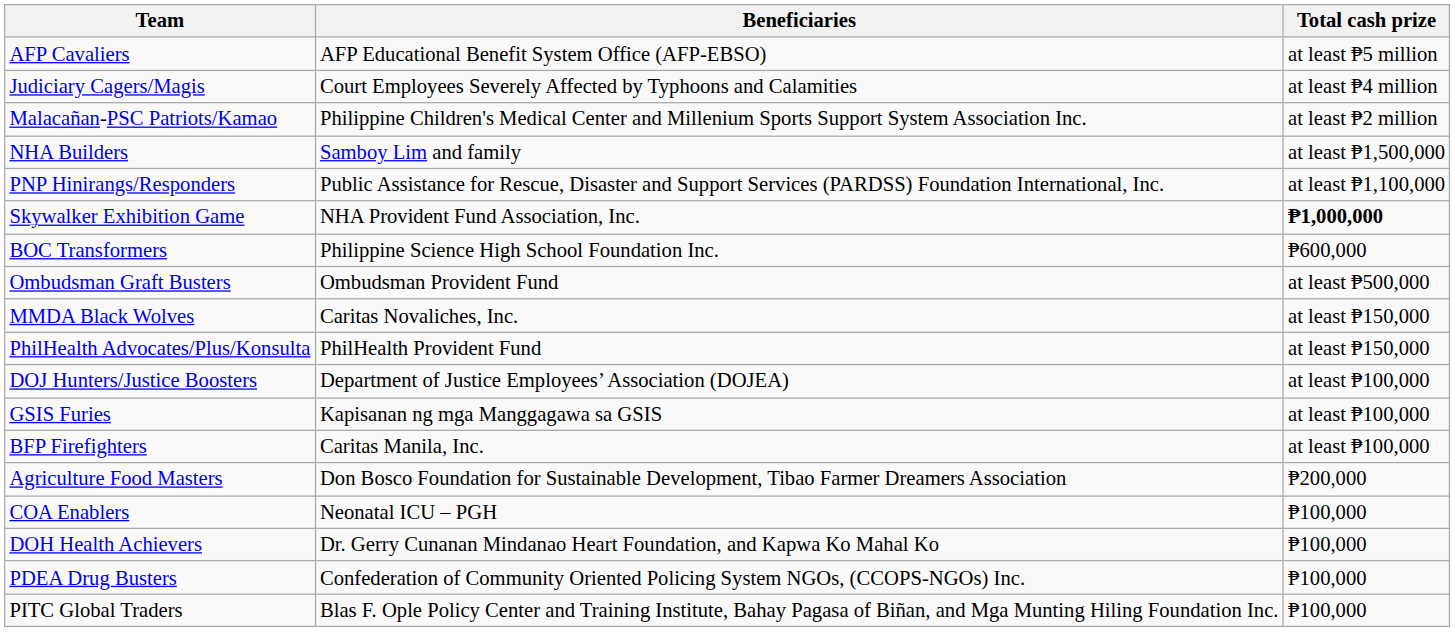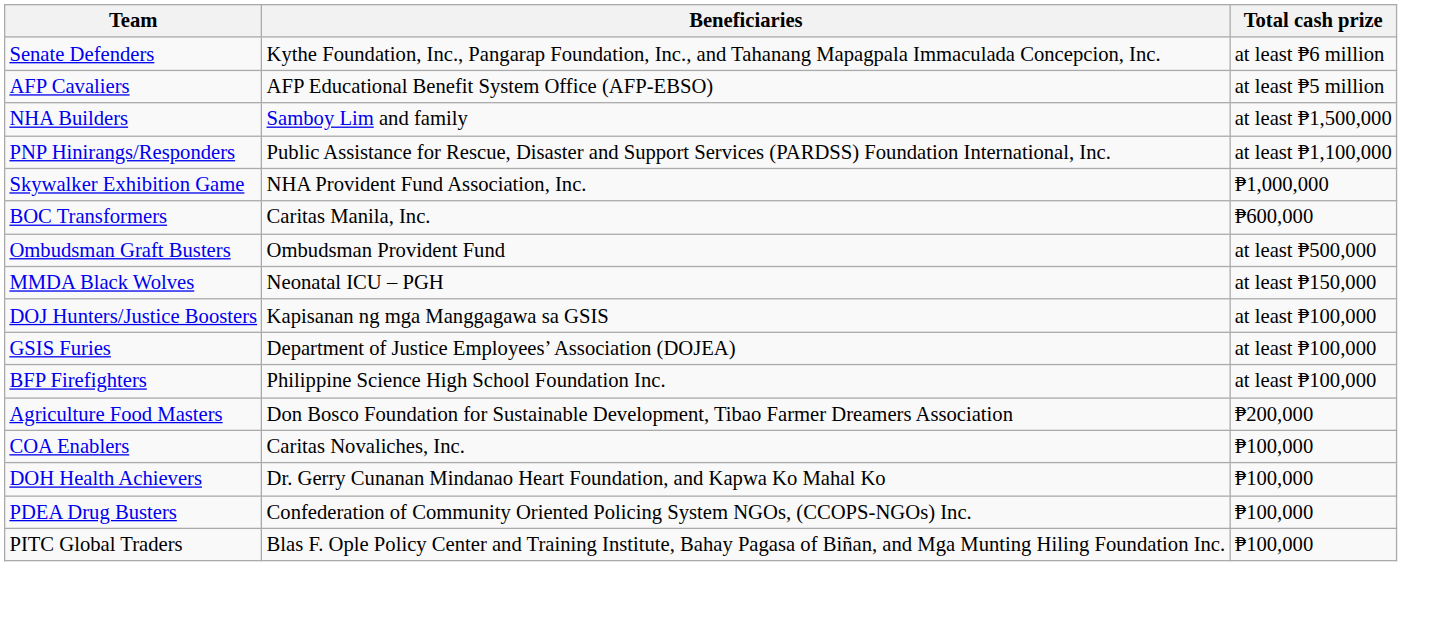+ row: (82, 53)
- row: (107, 86)
- row: (143, 119)
(1336, 217) bold -> (1282, 184) normal
(519, 250) Philippine Science High School Foundation Inc. -> (349, 217) Caritas Manila, Inc.
(419, 315) Caritas Novaliches, Inc. -> (355, 282) Neonatal ICU – PGH
- row: (160, 348)
(554, 380) Department of Justice Employees’ Association (DOJEA) -> (438, 315) Kapisanan ng mga Manggagawa sa GSIS
(491, 413) Kapisanan ng mga Manggagawa sa GSIS -> (501, 348) Department of Justice Employees’ Association (DOJEA)
(402, 446) Caritas Manila, Inc. -> (466, 380) Philippine Science High School Foundation Inc.
(408, 511) Neonatal ICU – PGH -> (366, 446) Caritas Novaliches, Inc.
